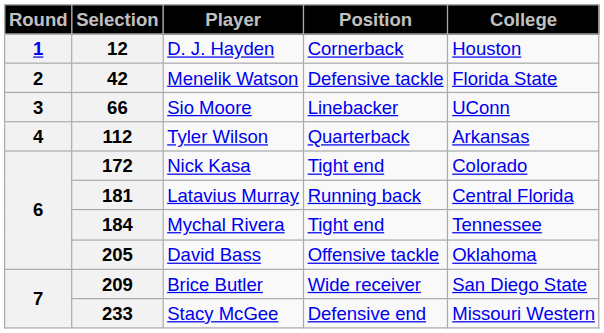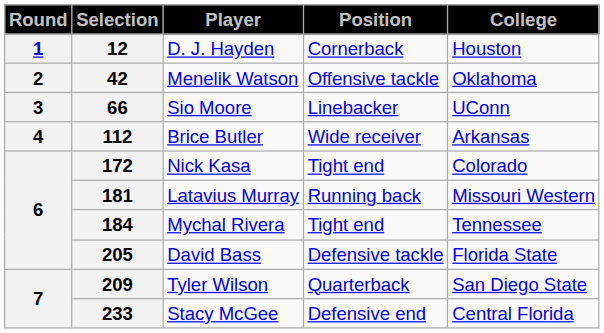(376, 78) Defensive tackle -> (373, 78) Offensive tackle
(505, 78) Florida State -> (494, 78) Oklahoma
(218, 137) Tyler Wilson -> (215, 137) Brice Butler
(359, 137) Quarterback -> (364, 137) Wide receiver
(513, 196) Central Florida -> (524, 196) Missouri Western
(373, 254) Offensive tackle -> (376, 254) Defensive tackle
(494, 254) Oklahoma -> (505, 254) Florida State
(215, 284) Brice Butler -> (218, 284) Tyler Wilson
(364, 284) Wide receiver -> (359, 284) Quarterback
(524, 313) Missouri Western -> (513, 313) Central Florida
